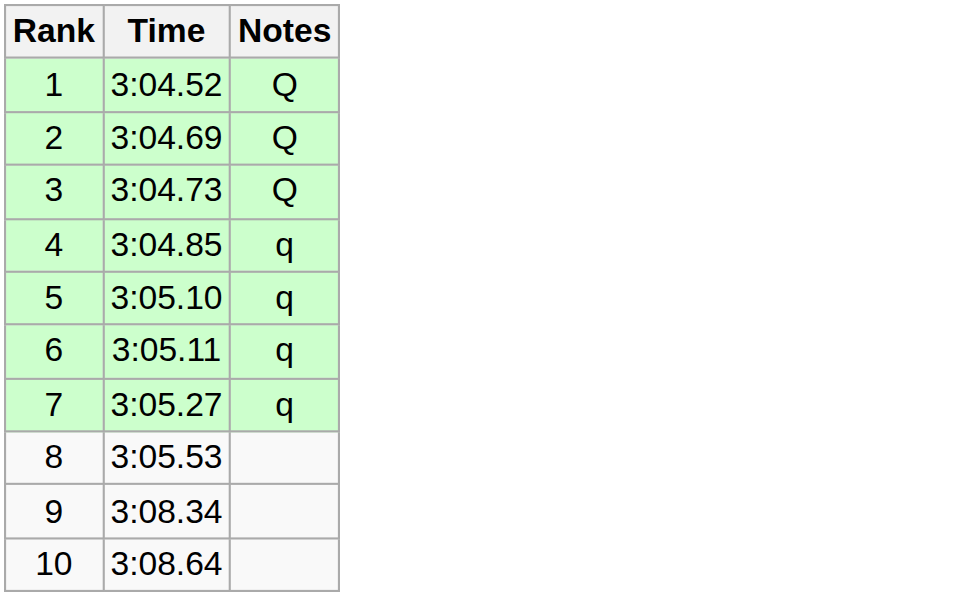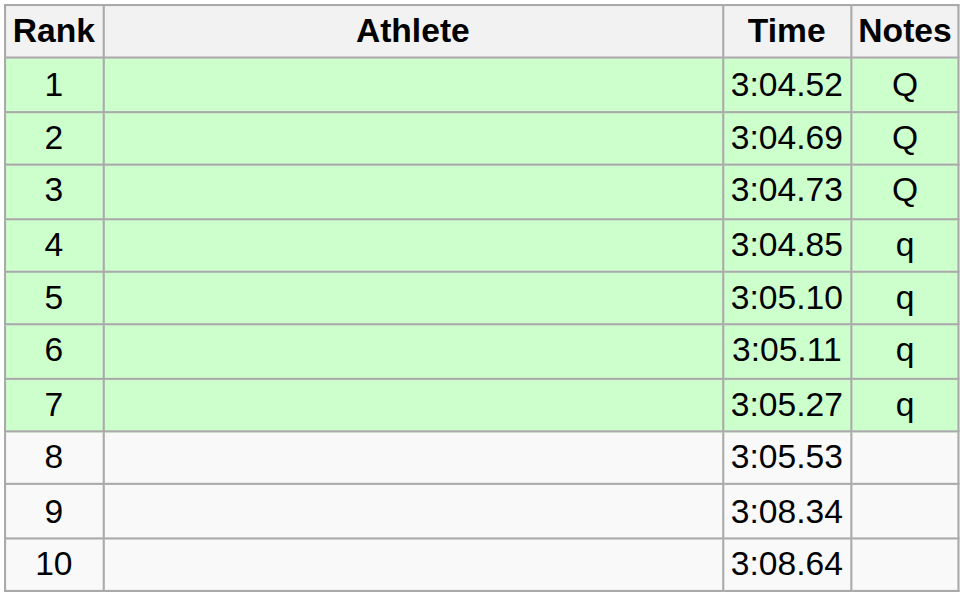+ column: (413, 31)
